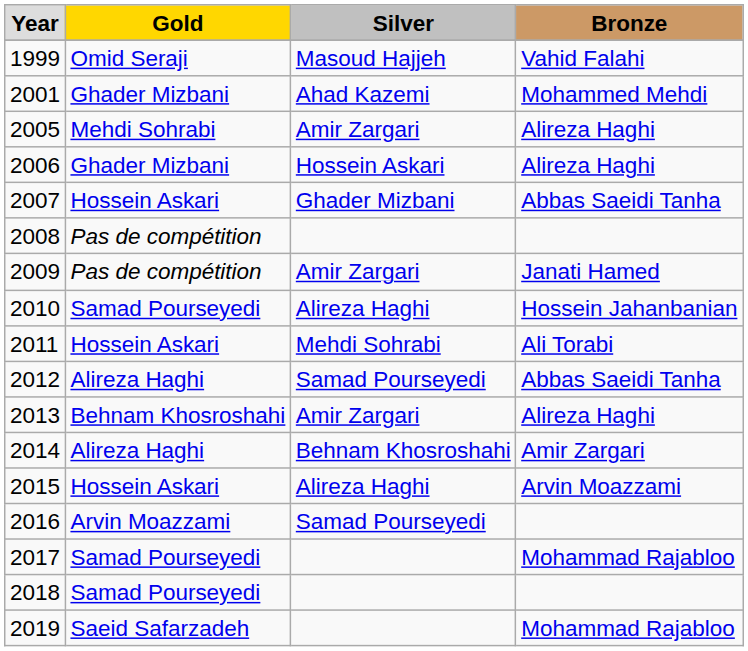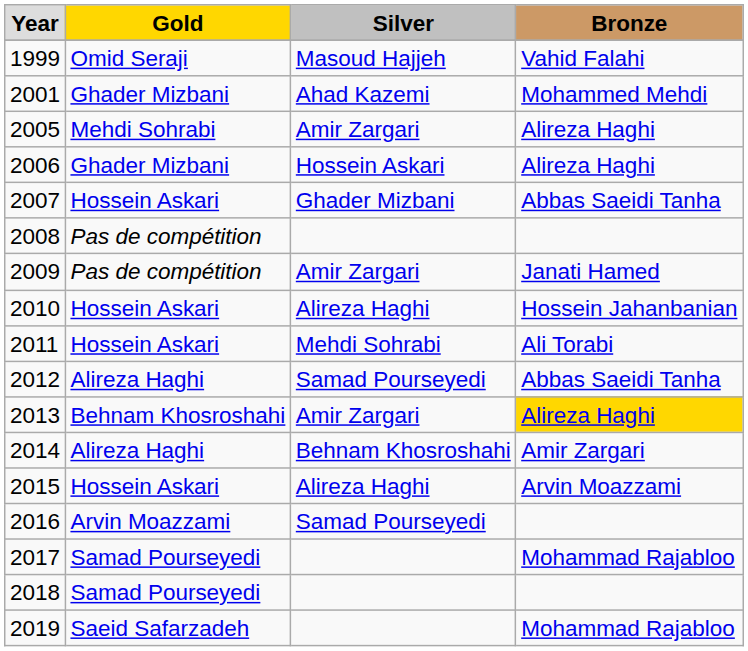(165, 308) Samad Pourseyedi -> (145, 308) Hossein Askari
(588, 414) no background -> (588, 414) gold background
